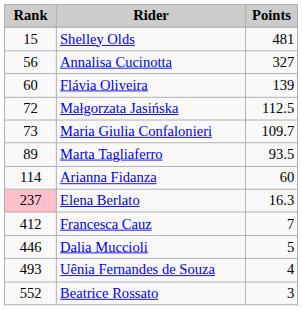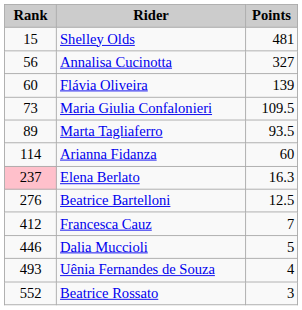- row: (119, 108)
(278, 131) 109.7 -> (278, 108) 109.5
+ row: (115, 200)
